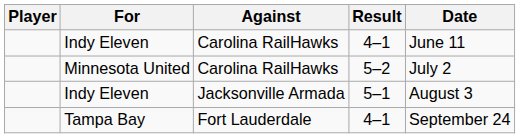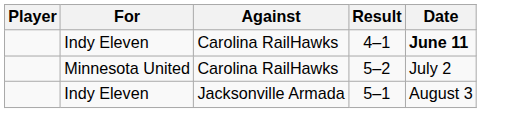(437, 42) normal -> (439, 42) bold
- row: (105, 119)
